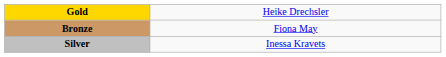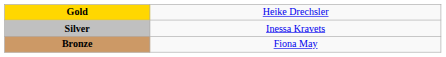rows swapped: (77, 44) <-> (77, 28)
